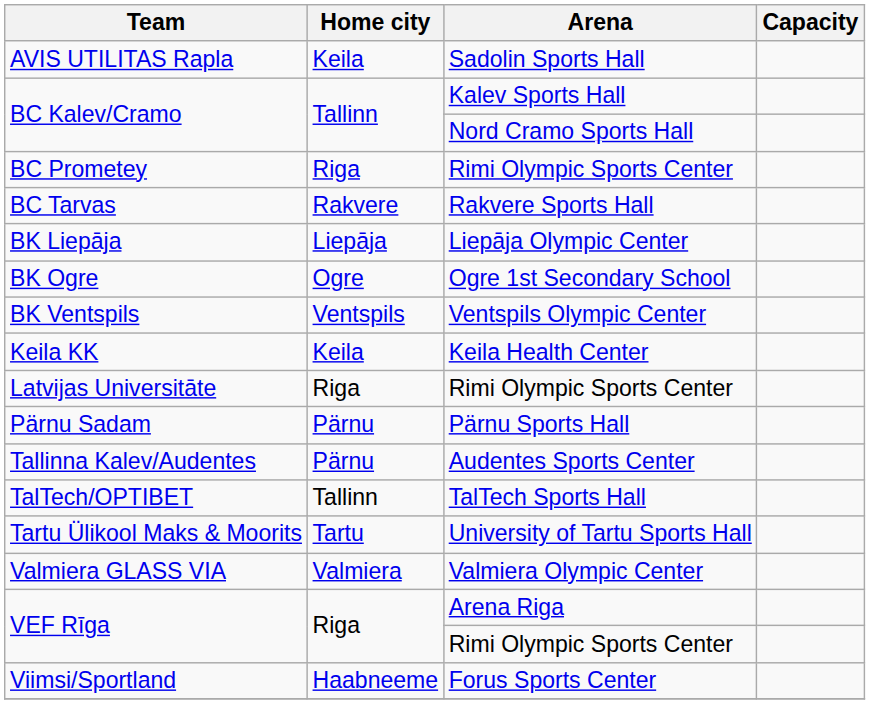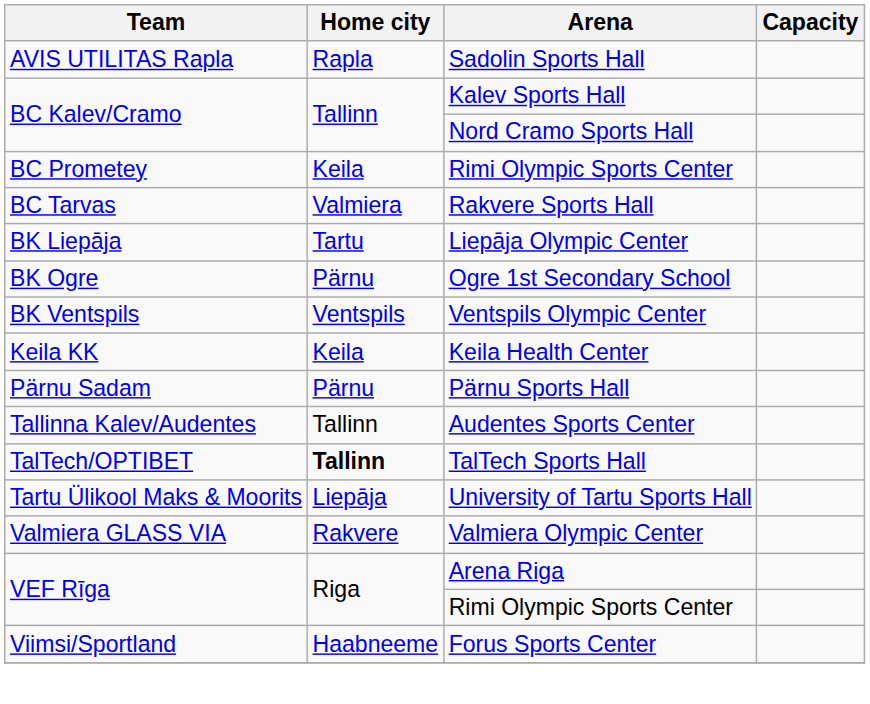(338, 59) Keila -> (343, 59) Rapla
(336, 168) Riga -> (338, 168) Keila
(355, 205) Rakvere -> (357, 205) Valmiera
(350, 242) Liepāja -> (338, 242) Tartu
(338, 278) Ogre -> (343, 278) Pärnu
- row: (113, 388)
(343, 461) Pärnu -> (345, 424) Tallinn
(345, 497) normal -> (349, 461) bold
(338, 534) Tartu -> (350, 497) Liepāja
(357, 570) Valmiera -> (355, 534) Rakvere
